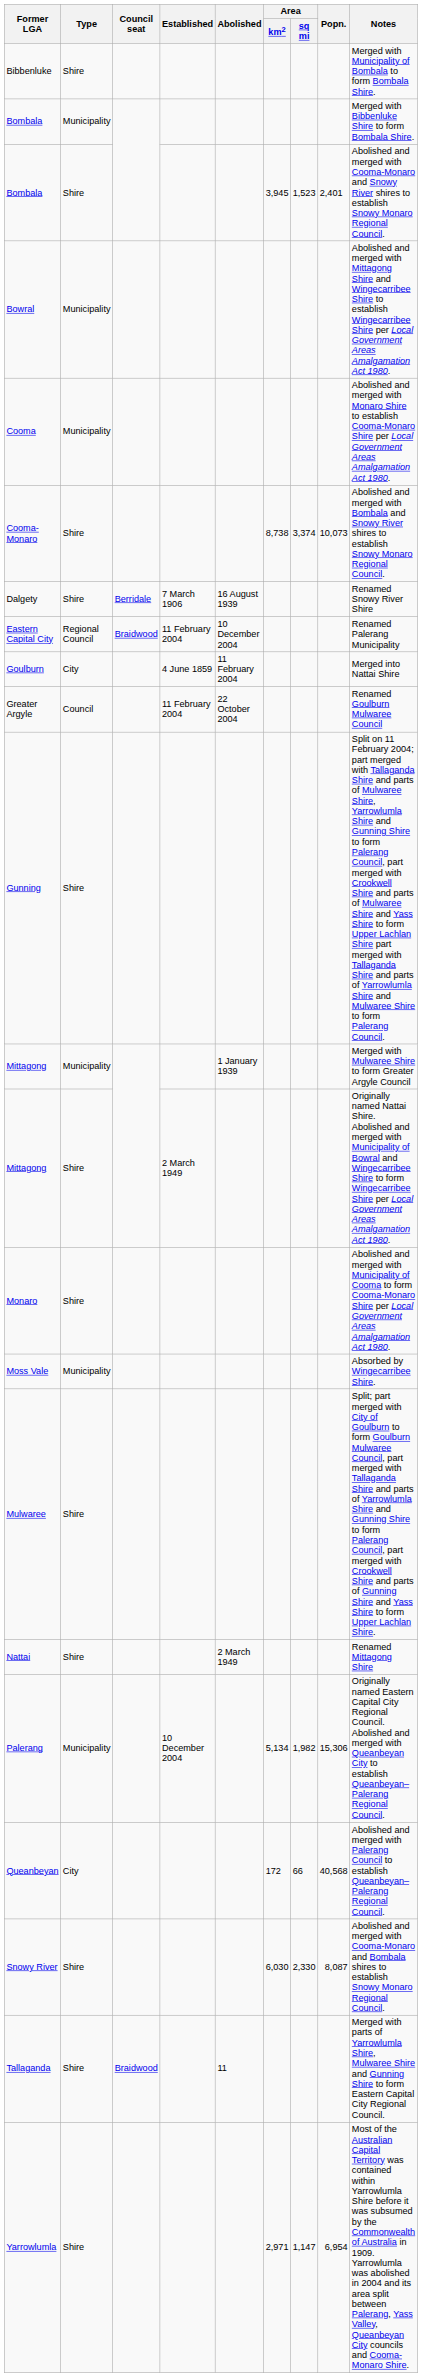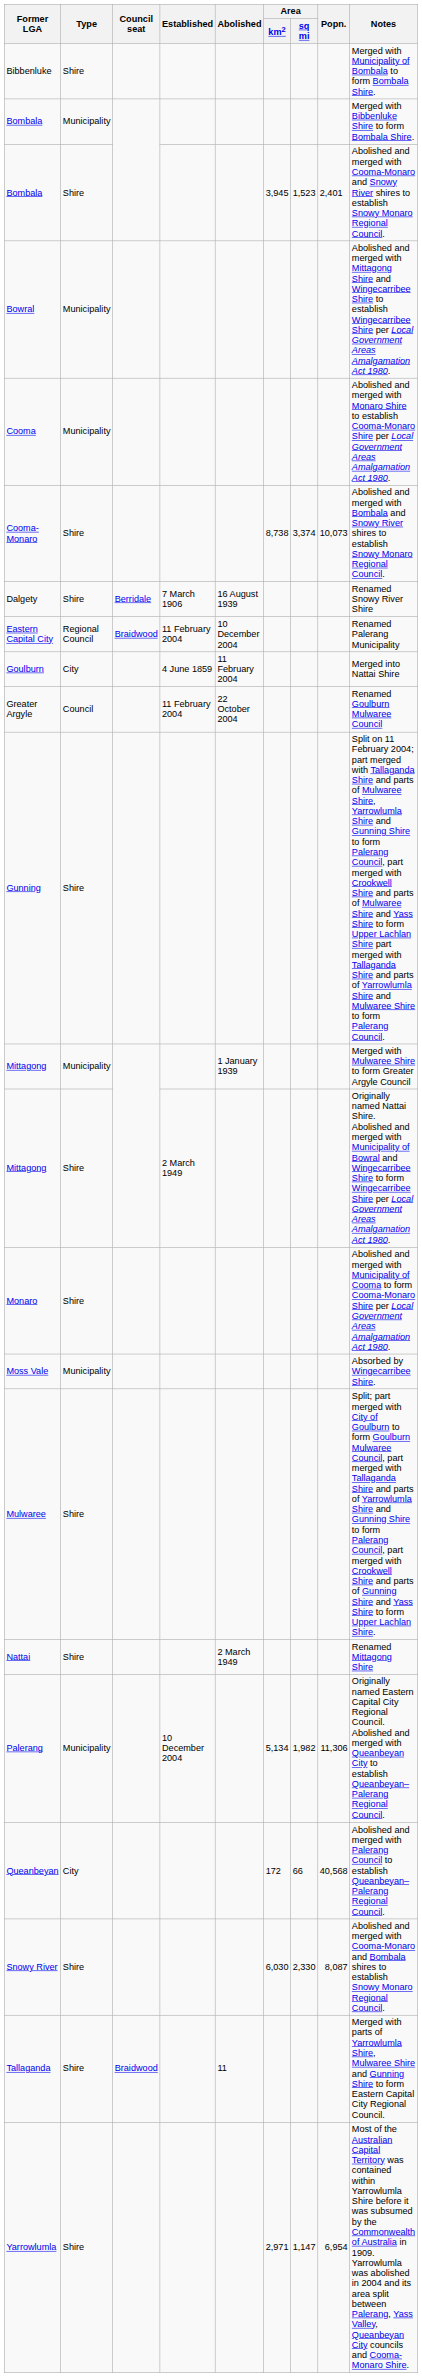(334, 1748) 15,306 -> (334, 1748) 11,306
